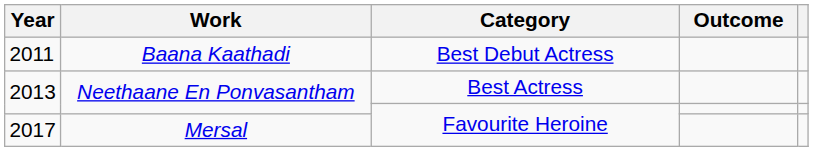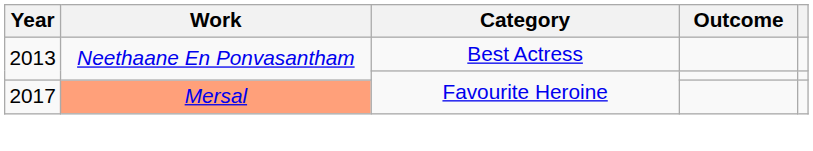- row: (32, 53)
(216, 129) no background -> (216, 96) lightsalmon background
